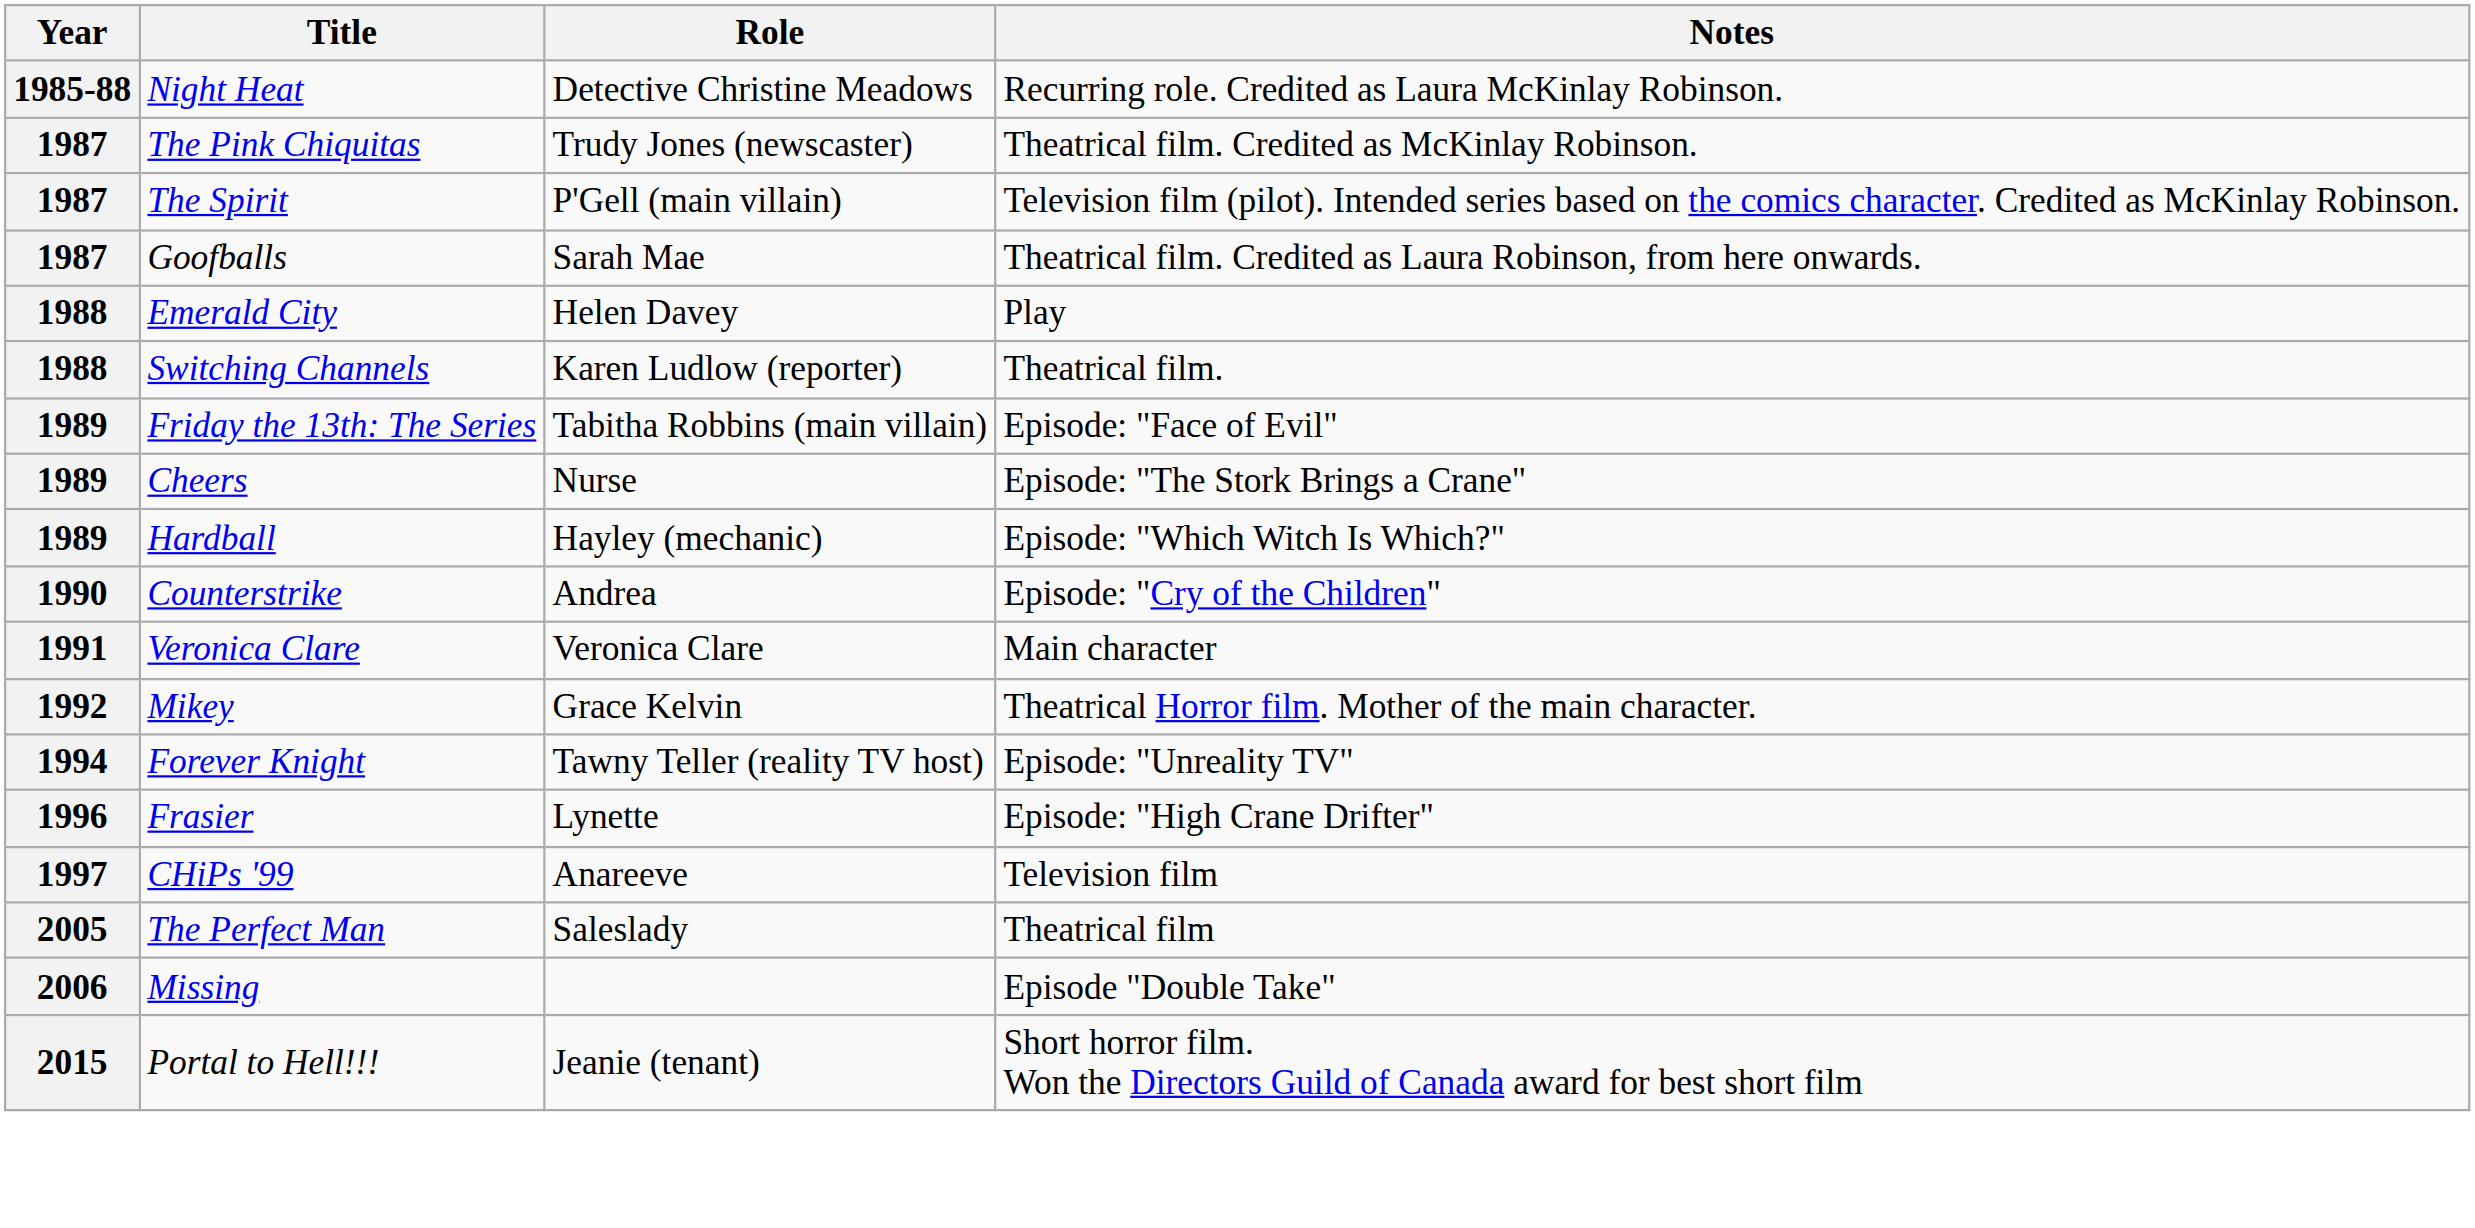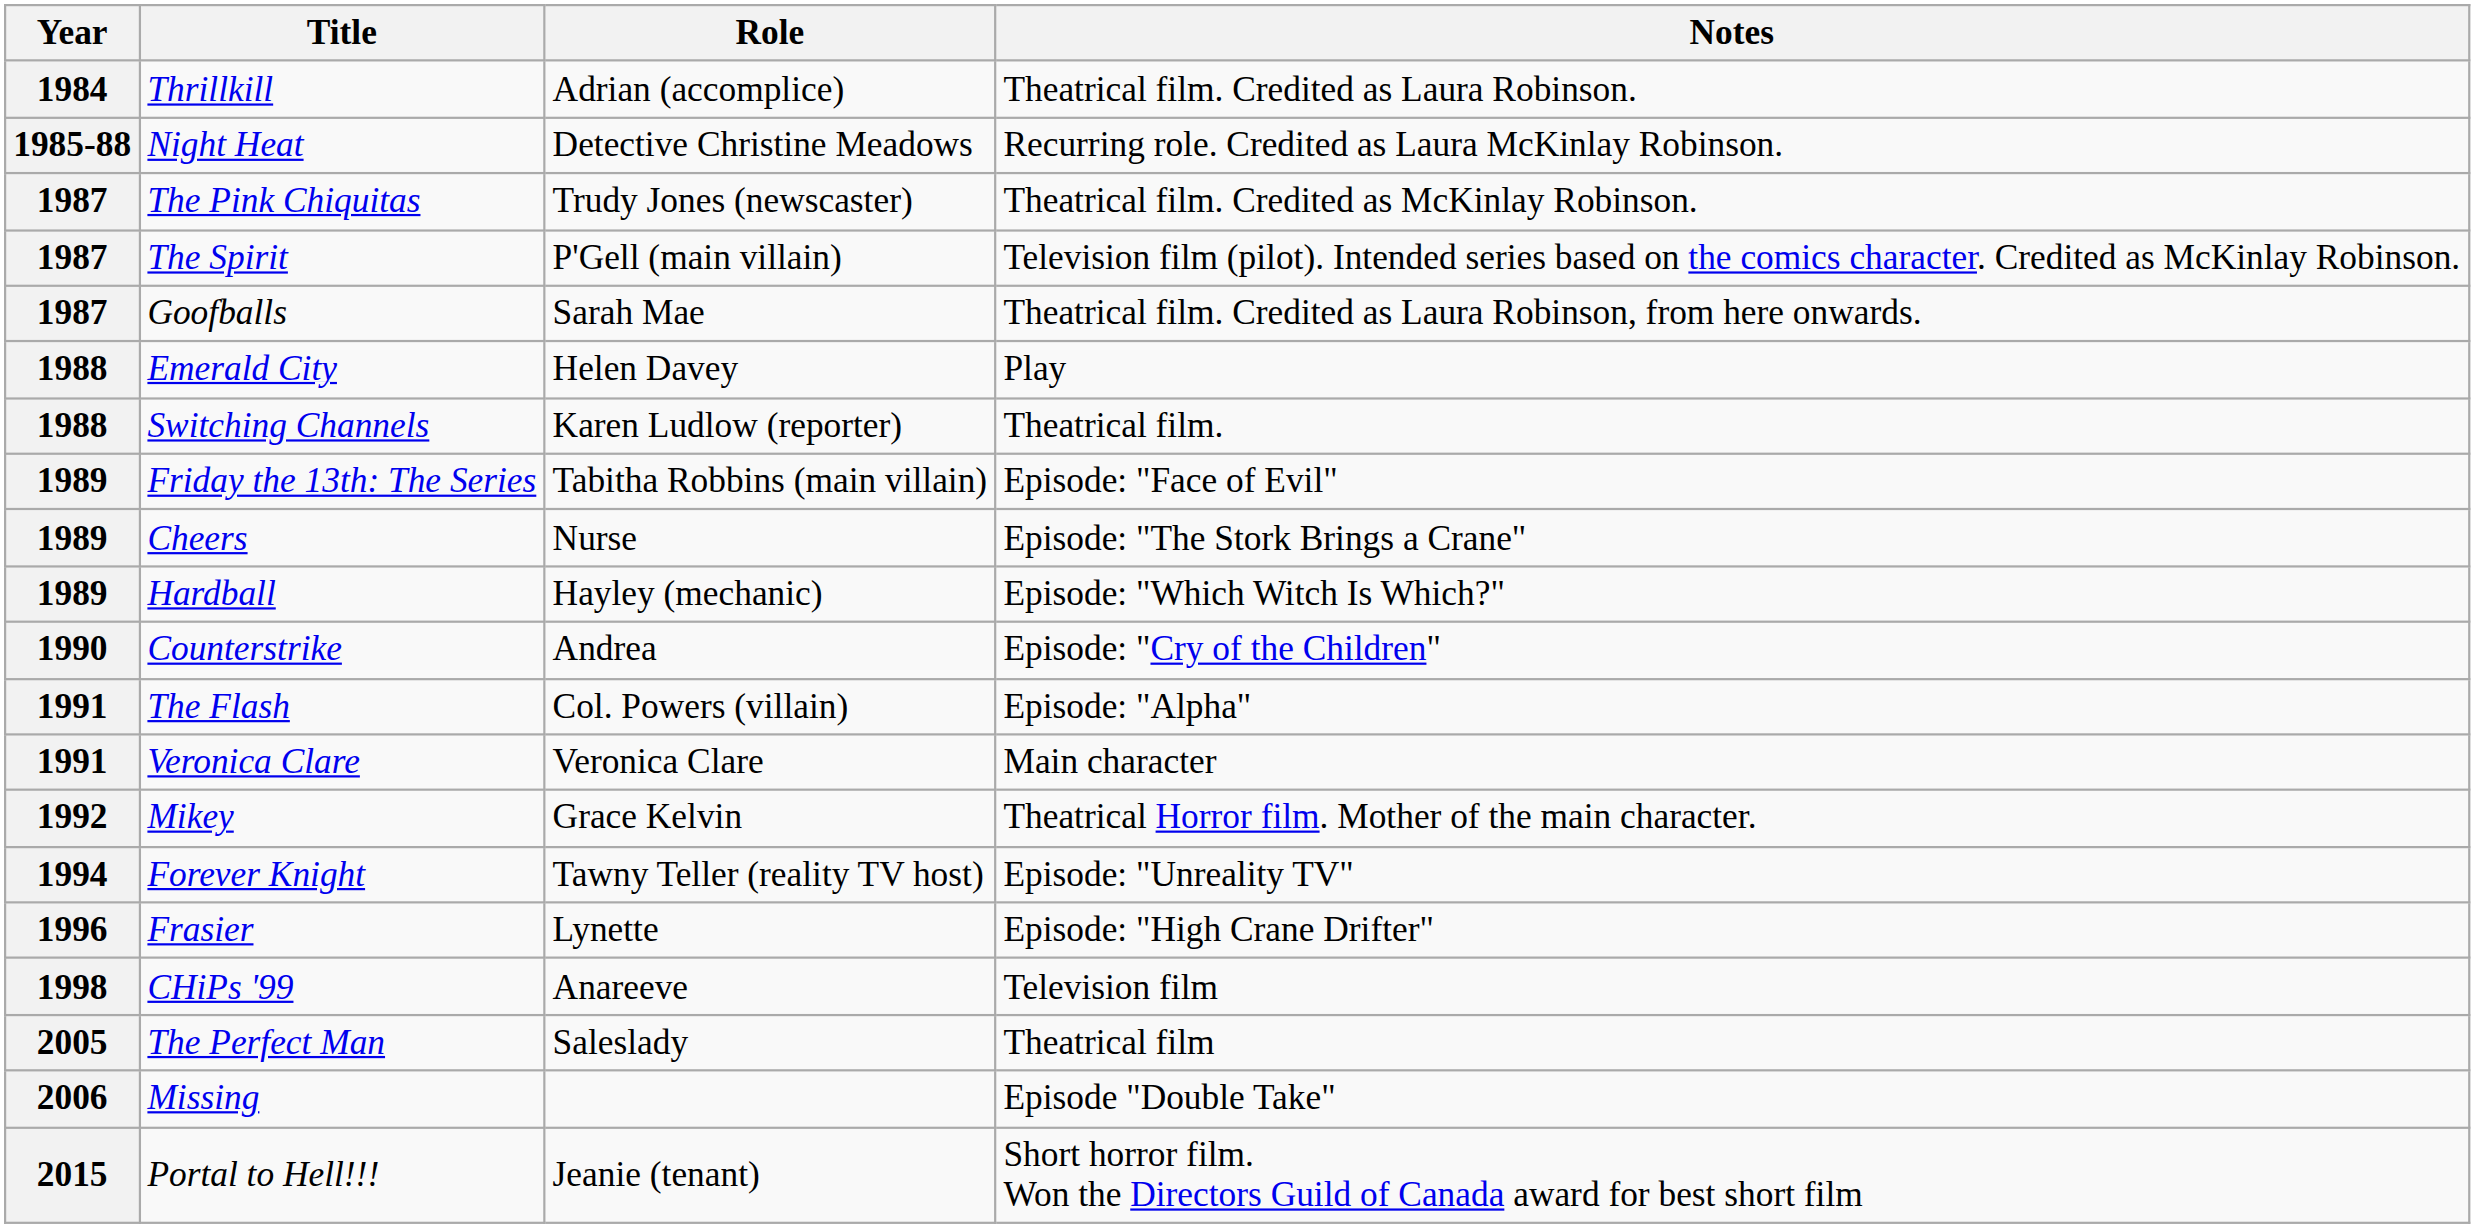+ row: (210, 88)
+ row: (219, 705)
(72, 873) 1997 -> (72, 985) 1998
